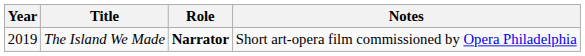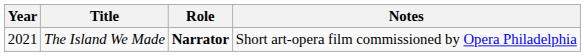(23, 39) 2019 -> (23, 39) 2021
